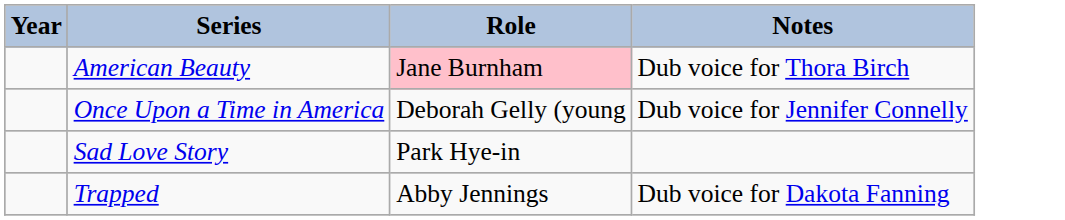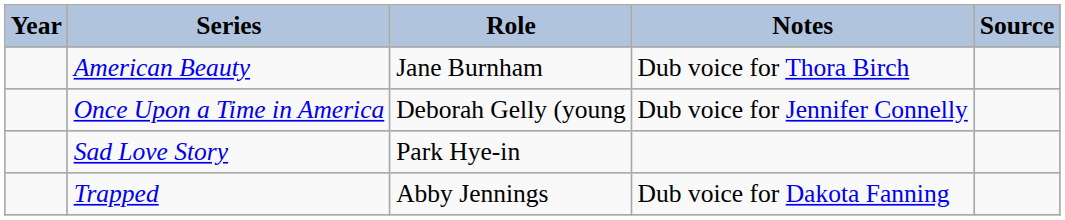+ column: (1017, 25)
(469, 67) pink background -> (469, 67) no background
